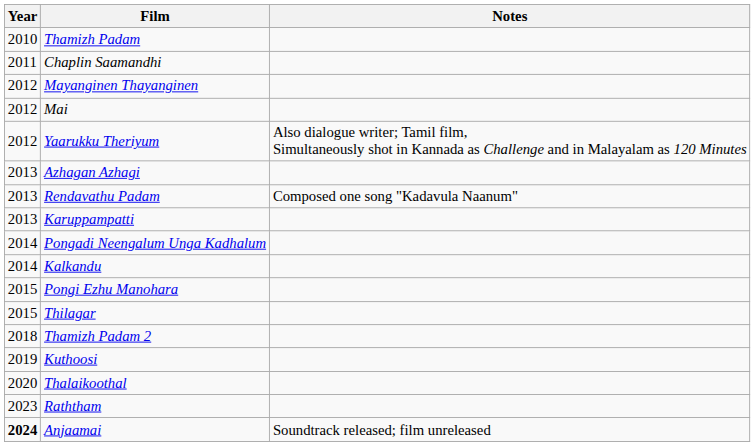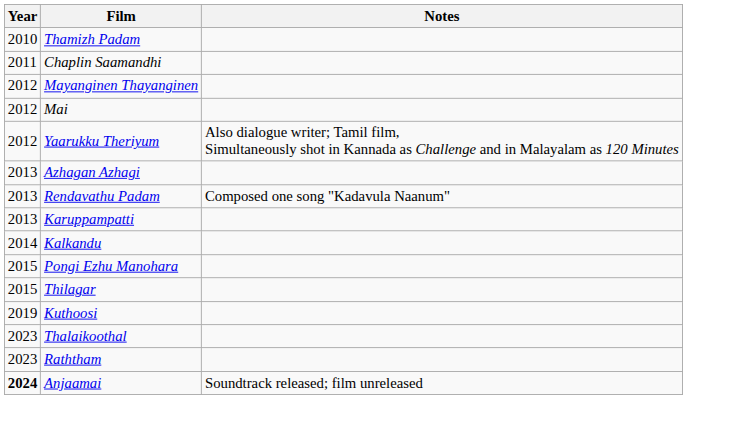- row: (155, 242)
- row: (98, 336)
(23, 382) 2020 -> (23, 336) 2023
